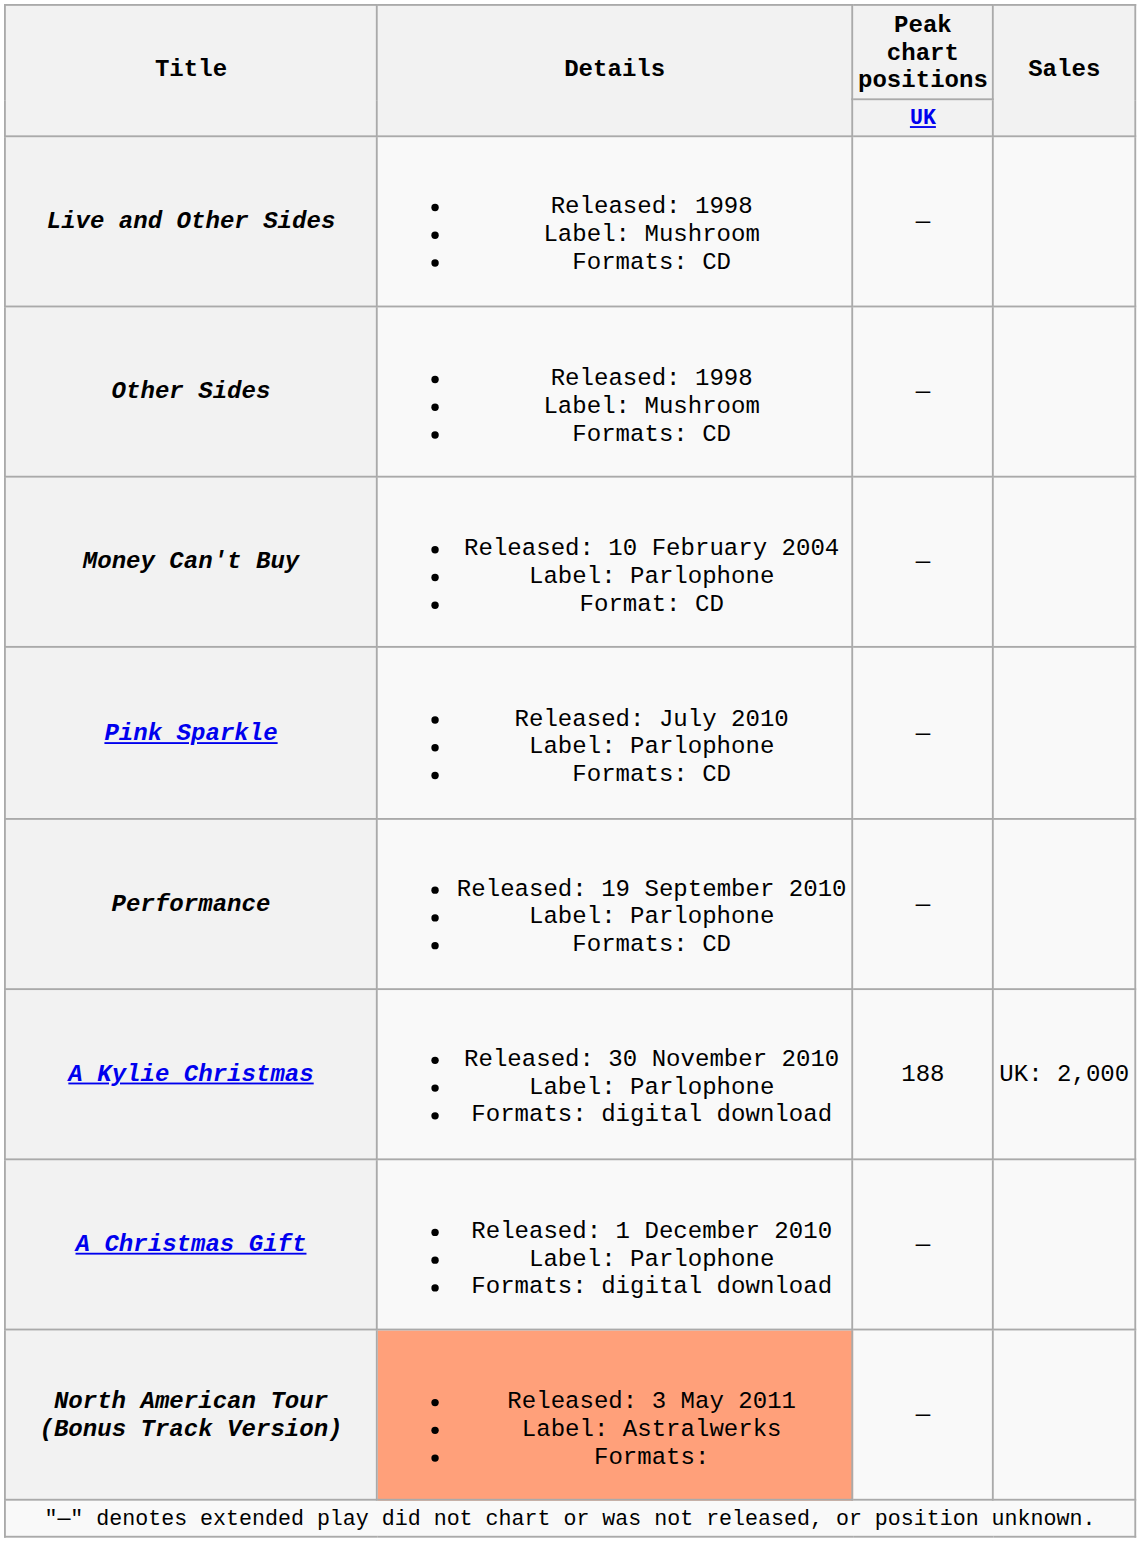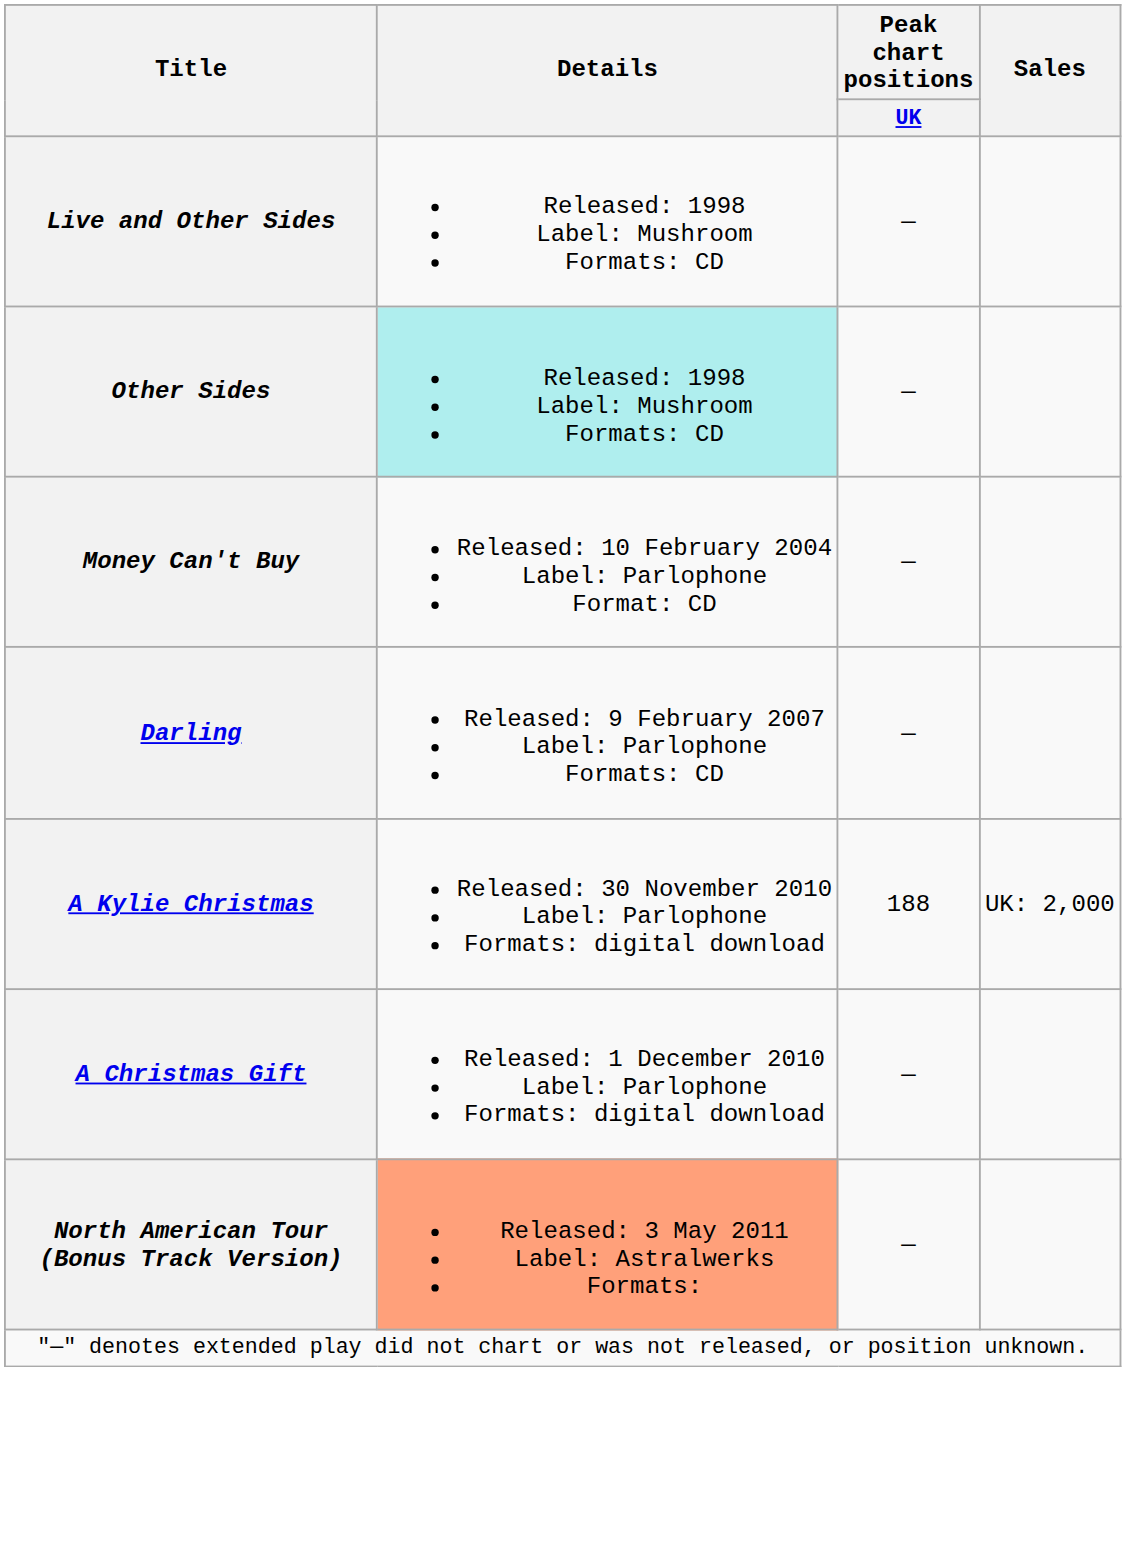(615, 406) no background -> (607, 406) paleturquoise background
+ row: (191, 733)
- row: (191, 733)
- row: (191, 903)
